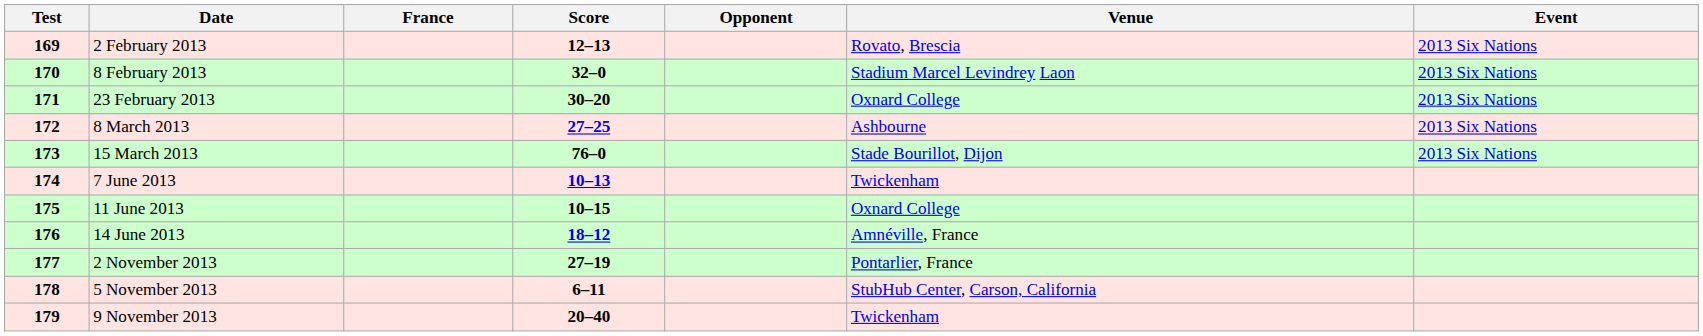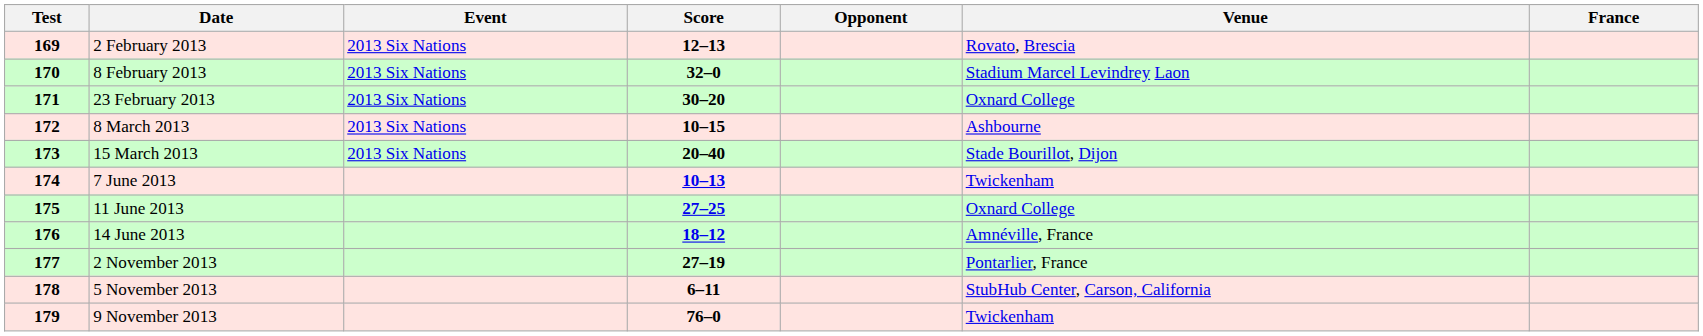columns swapped: (428, 18) <-> (1556, 18)
(589, 126) 27–25 -> (704, 126) 10–15
(589, 153) 76–0 -> (704, 153) 20–40
(589, 208) 10–15 -> (704, 208) 27–25
(589, 316) 20–40 -> (704, 316) 76–0
